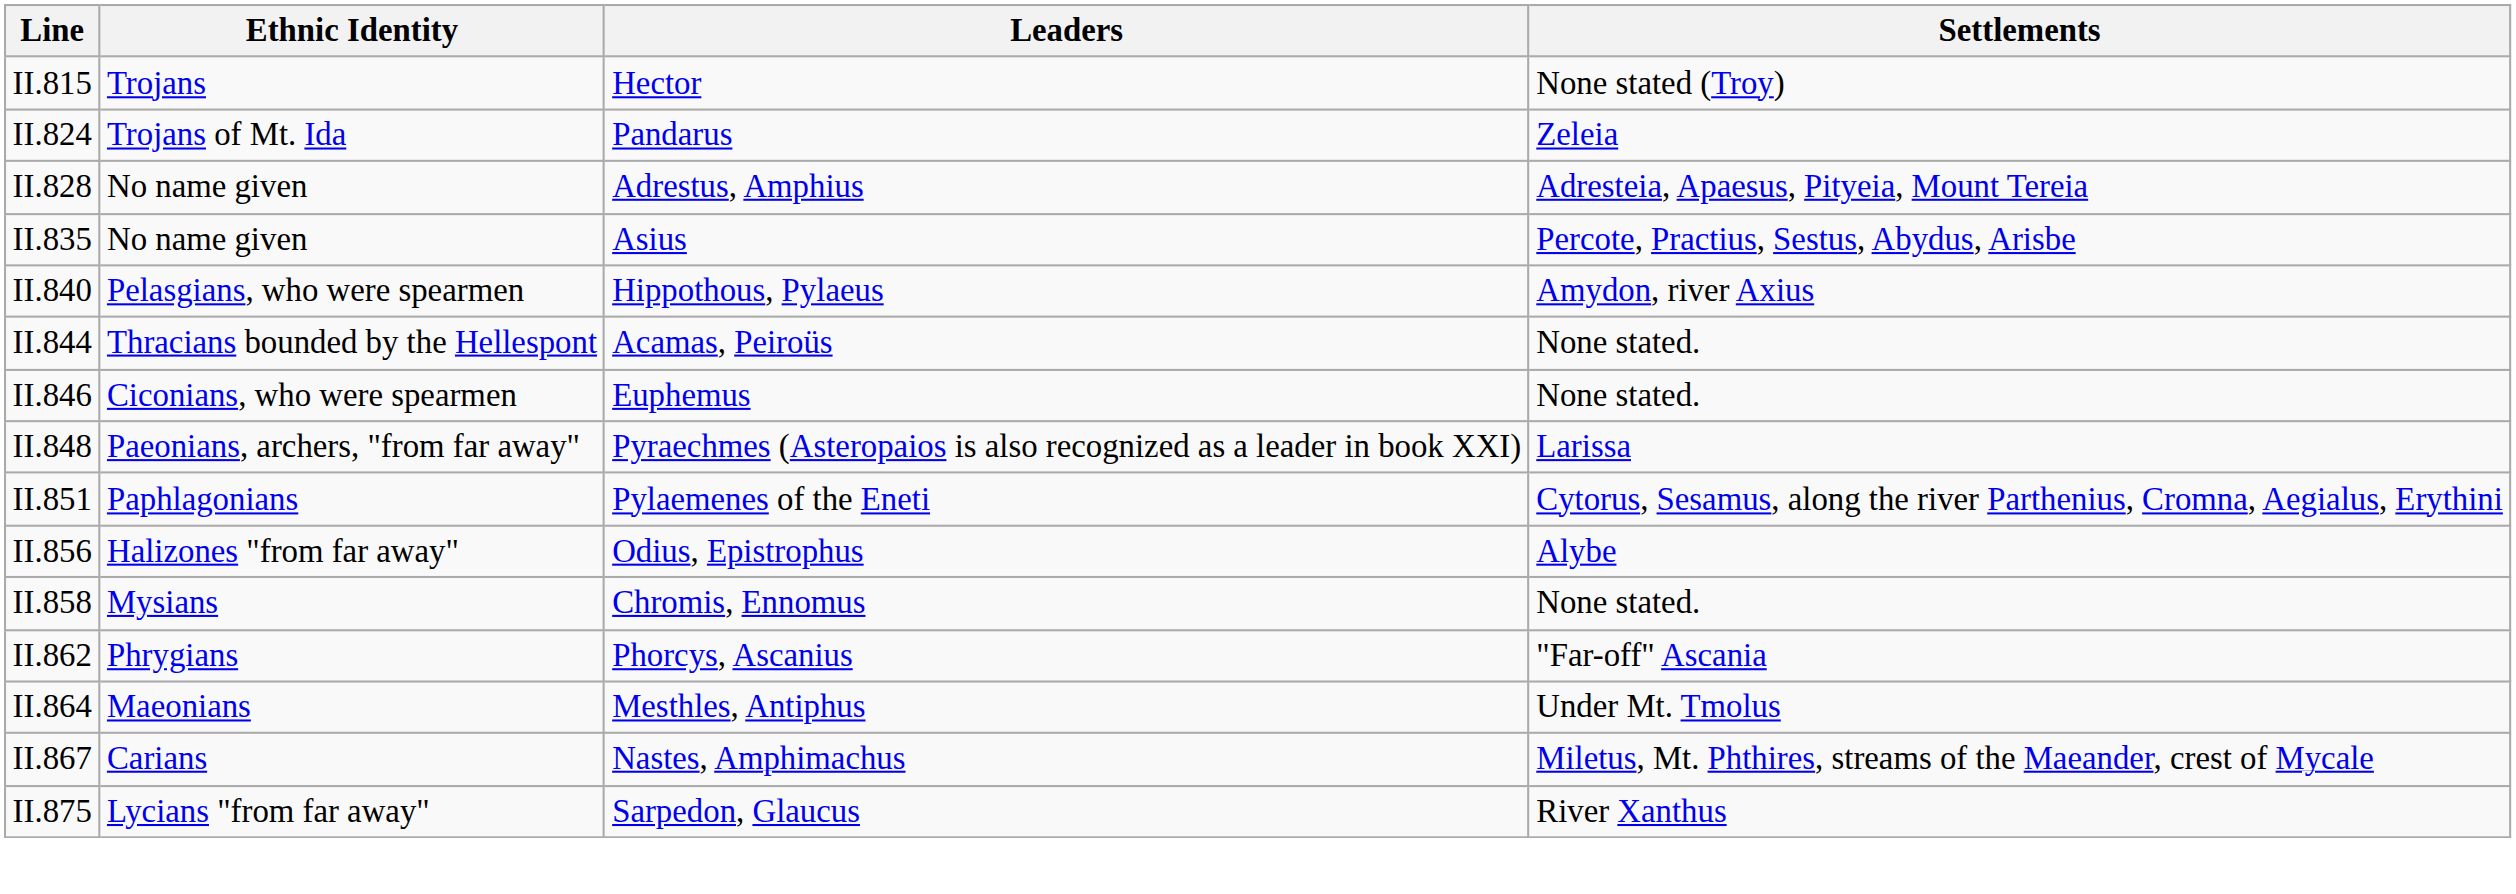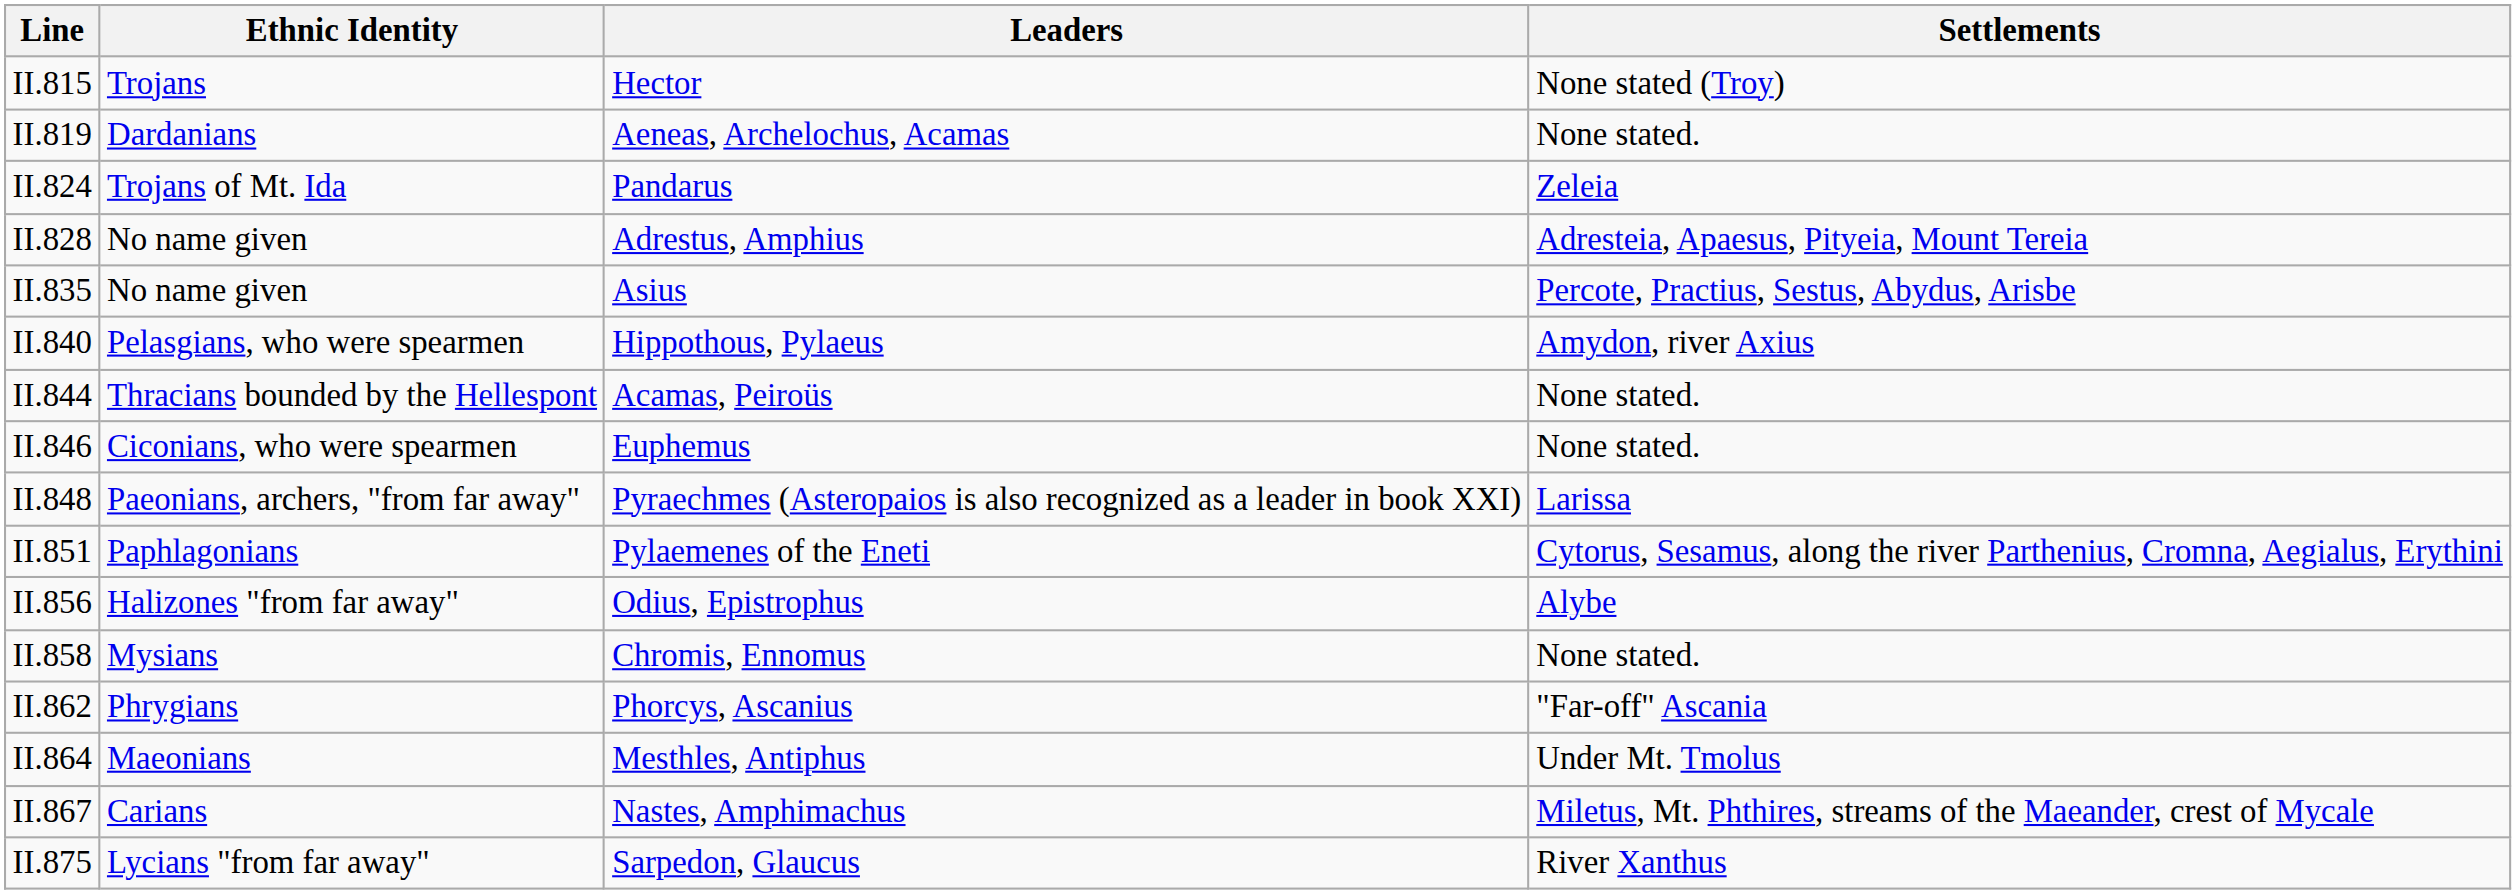+ row: (52, 134)
